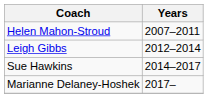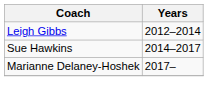- row: (59, 31)
